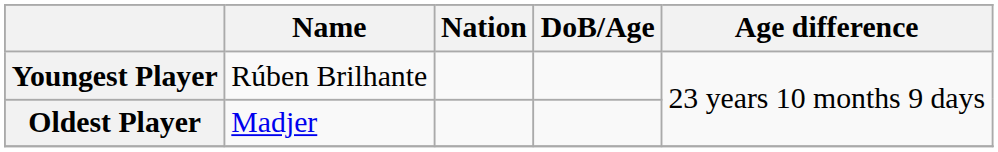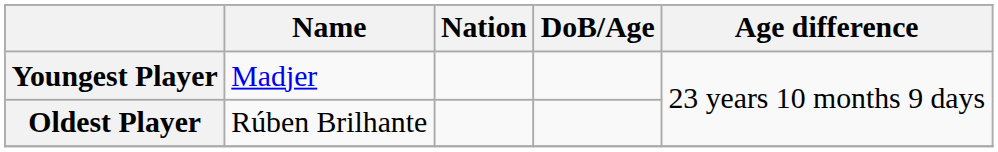(329, 75) Rúben Brilhante -> (274, 75) Madjer
(274, 122) Madjer -> (329, 122) Rúben Brilhante
